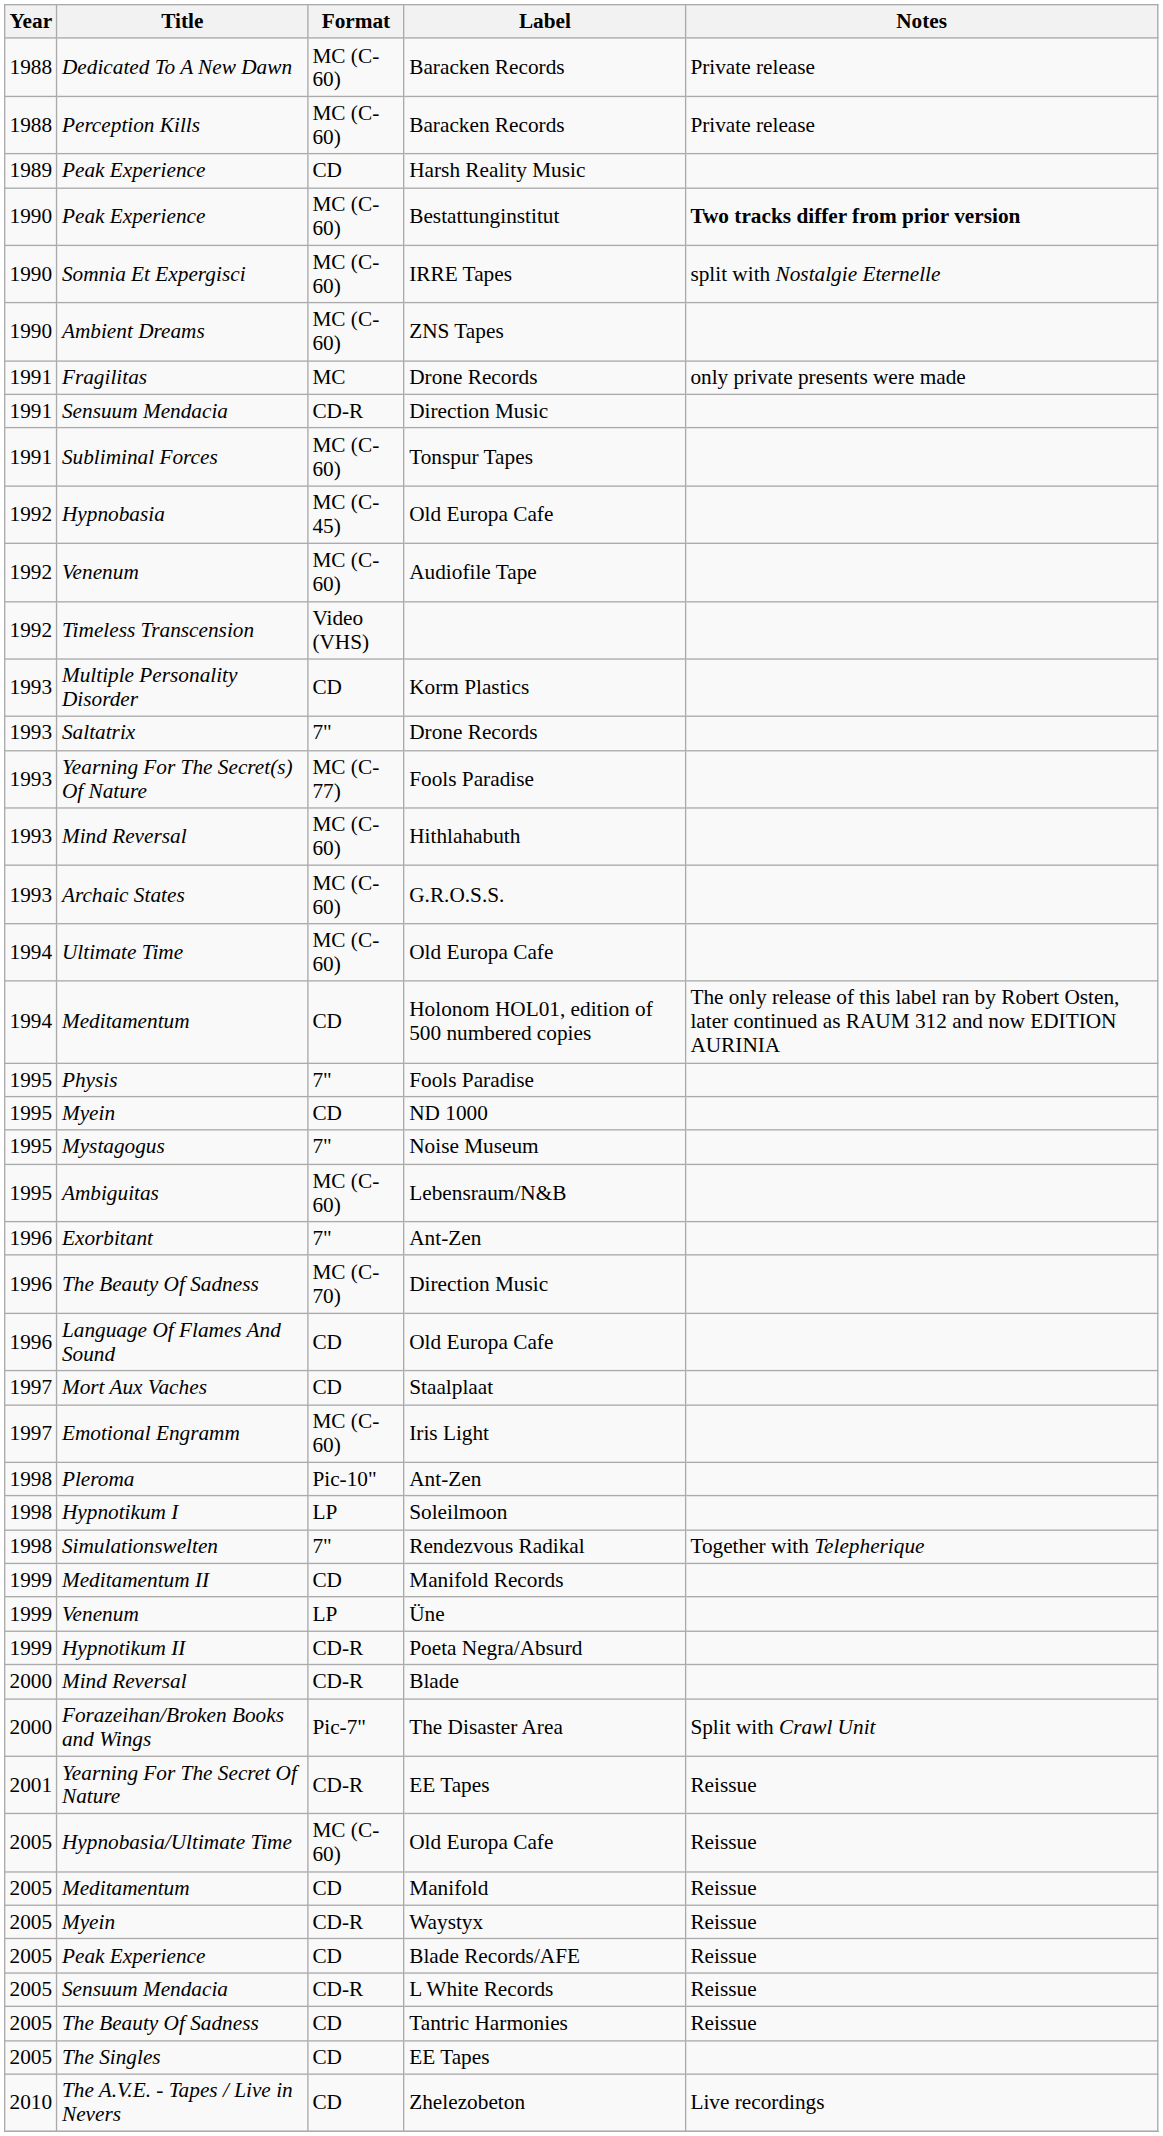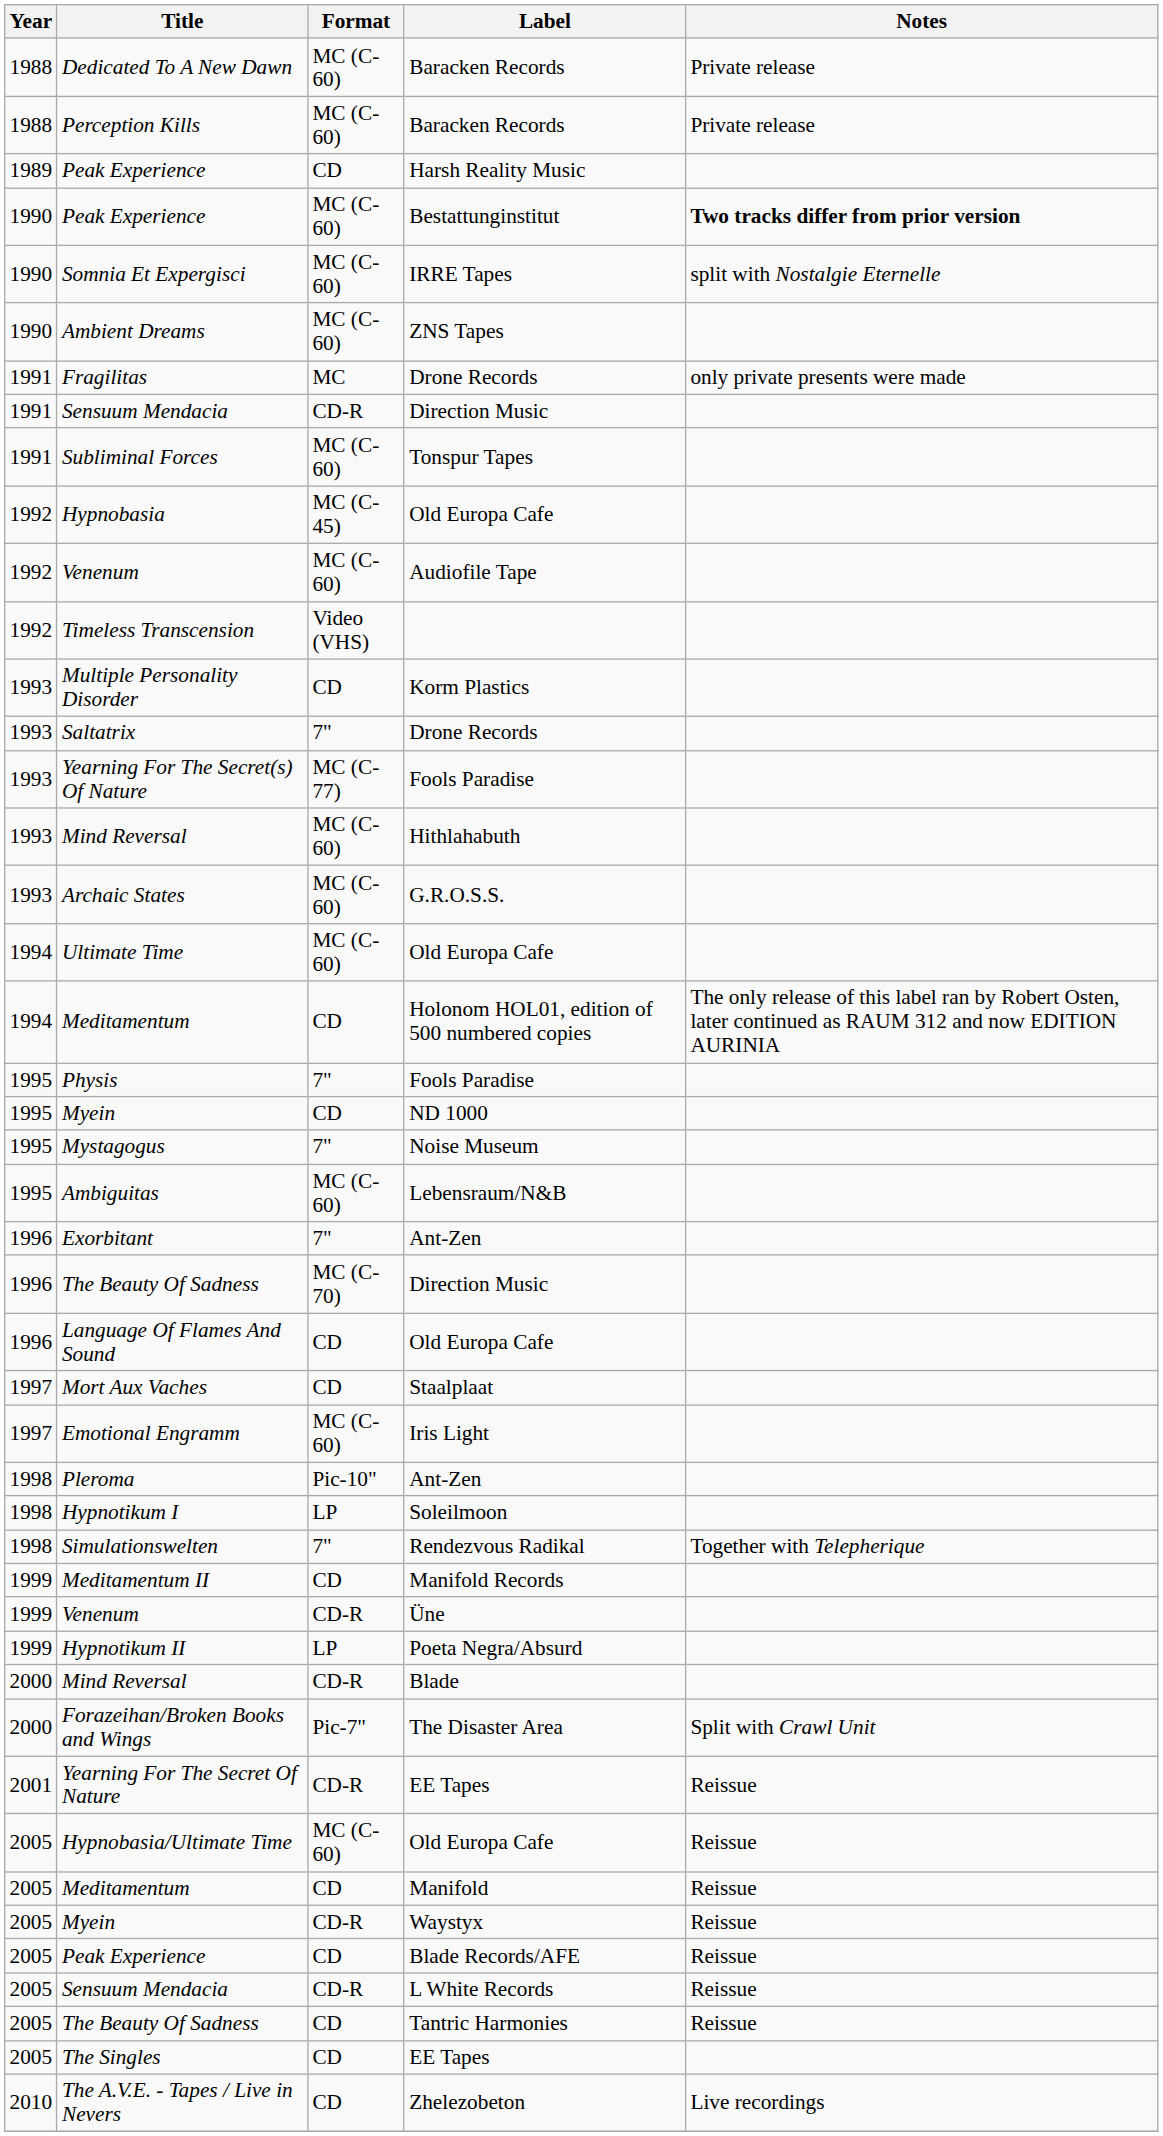(325, 1613) LP -> (338, 1613) CD-R
(338, 1647) CD-R -> (325, 1647) LP
